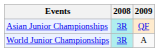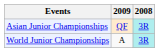columns swapped: (122, 12) <-> (144, 12)
